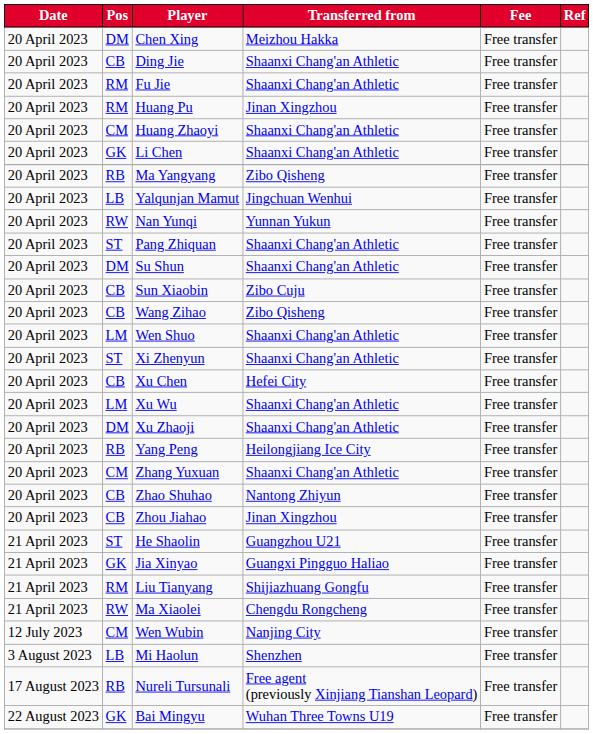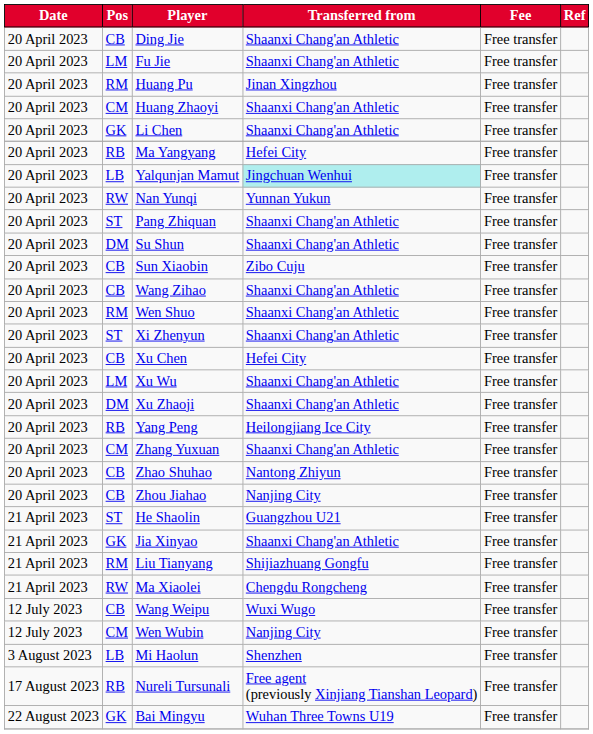- row: (167, 38)
(117, 84) RM -> (116, 61) LM
(285, 175) Zibo Qisheng -> (276, 152) Hefei City
(299, 198) no background -> (299, 175) paleturquoise background
(285, 312) Zibo Qisheng -> (322, 289) Shaanxi Chang'an Athletic
(116, 335) LM -> (117, 312) RM
(291, 518) Jinan Xingzhou -> (283, 495) Nanjing City
(317, 564) Guangxi Pingguo Haliao -> (322, 541) Shaanxi Chang'an Athletic
+ row: (172, 609)
